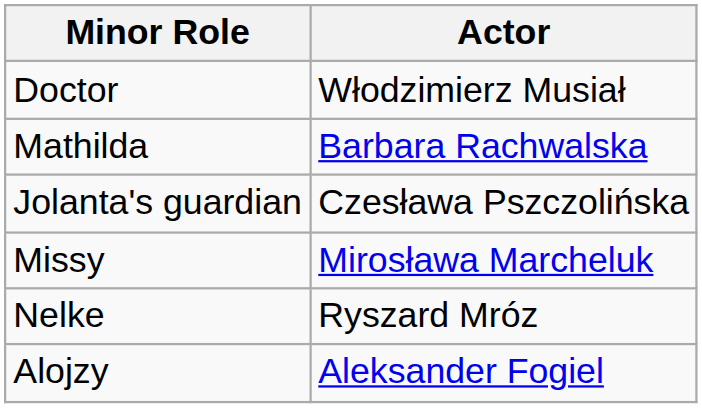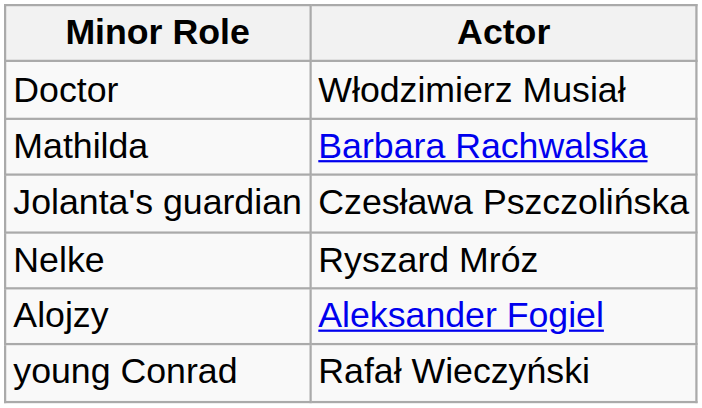- row: (59, 259)
+ row: (125, 372)
